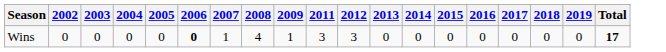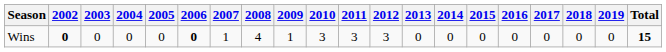+ column: (322, 15)
(65, 36) normal -> (65, 36) bold
(612, 36) 17 -> (645, 36) 15
